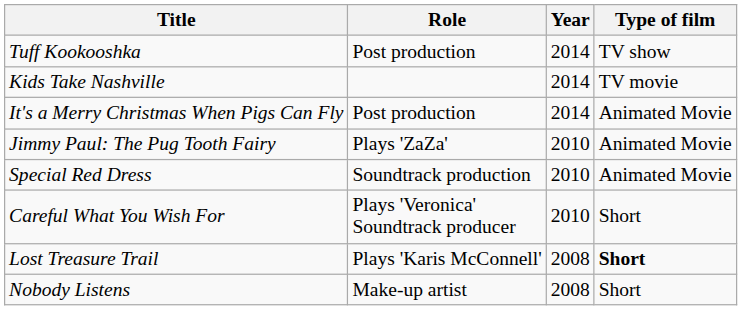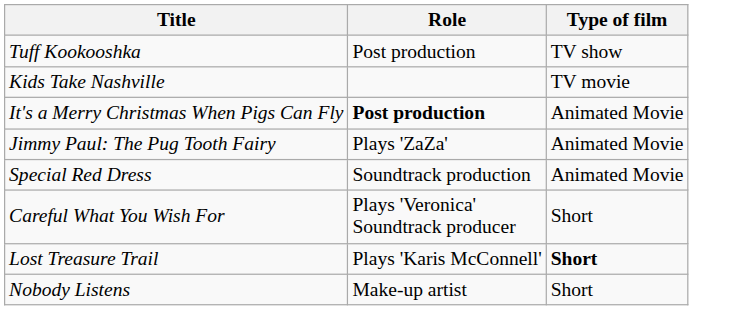- column: (570, 19)
(414, 112) normal -> (419, 112) bold
